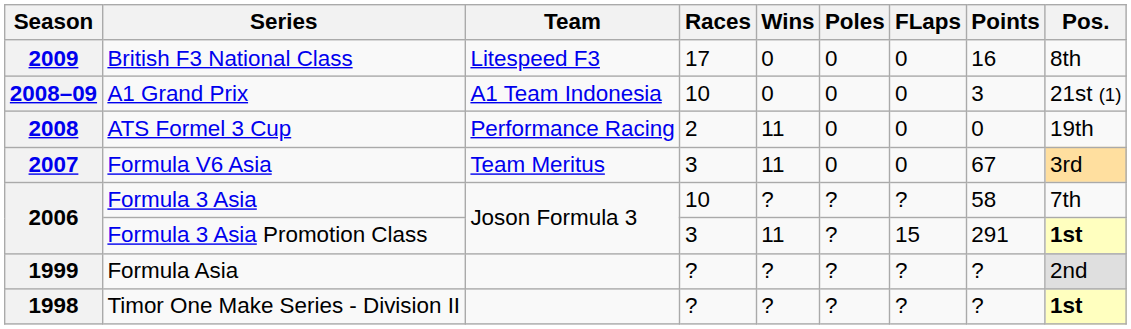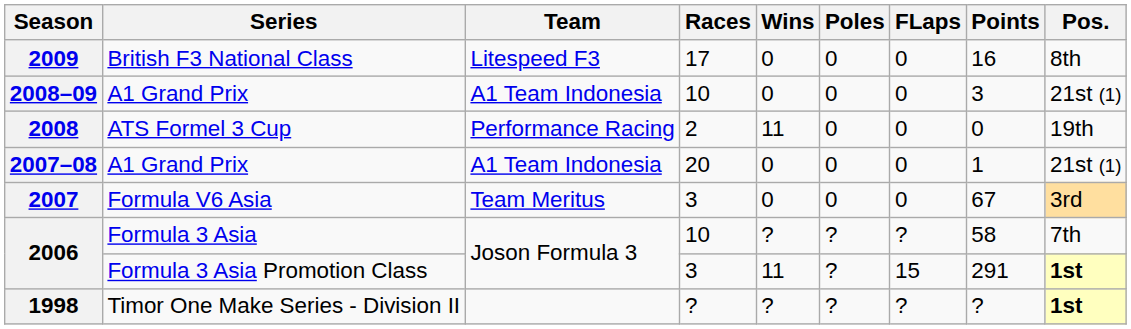+ row: (53, 164)
(773, 164) 11 -> (768, 199) 0
- row: (53, 270)
